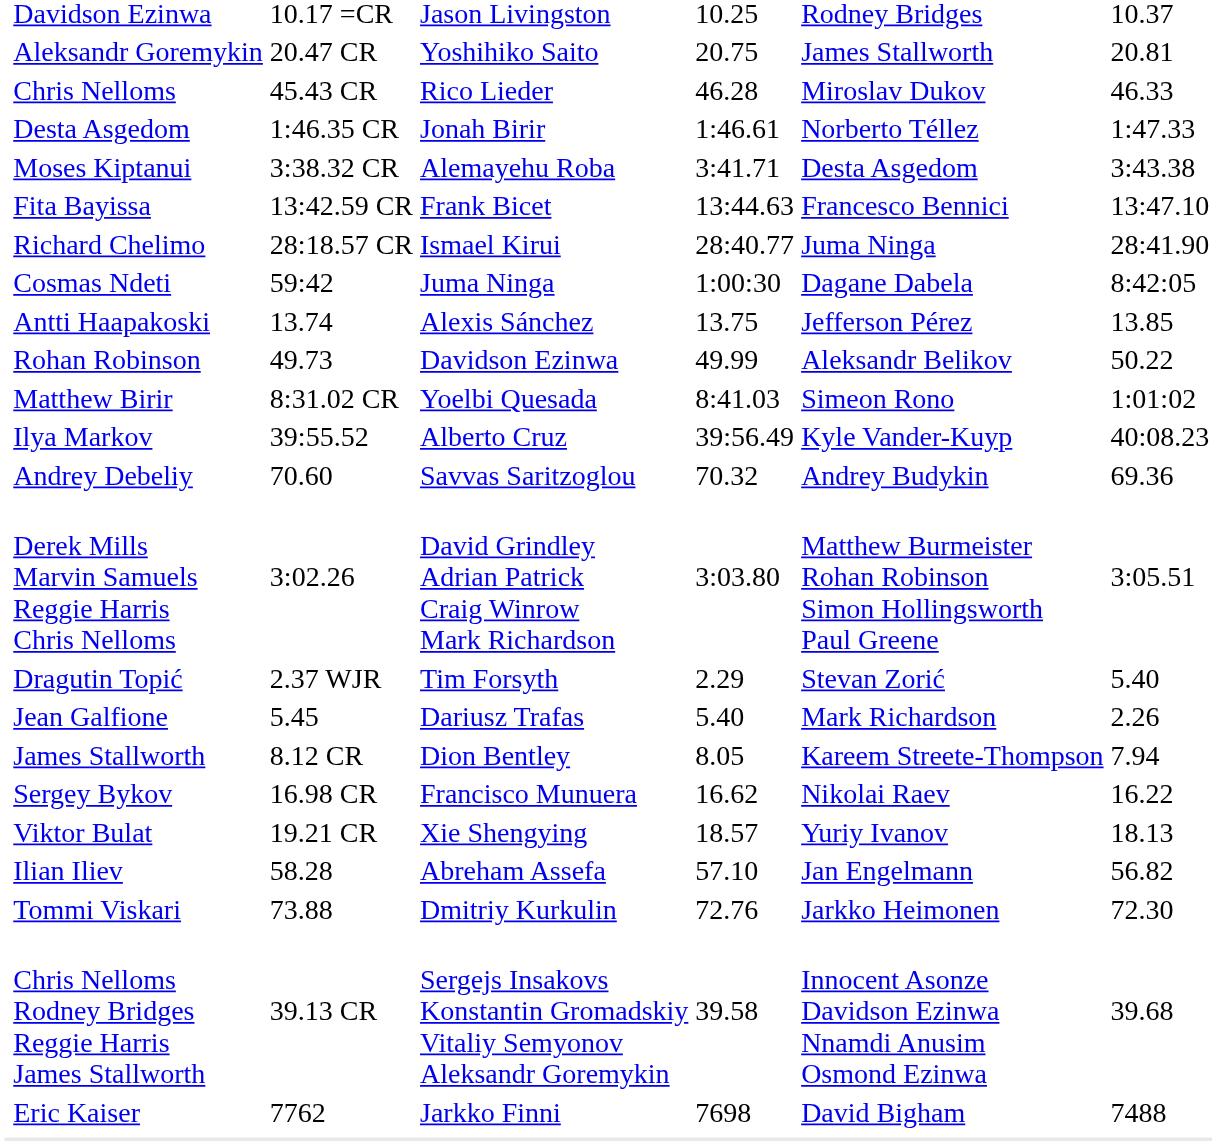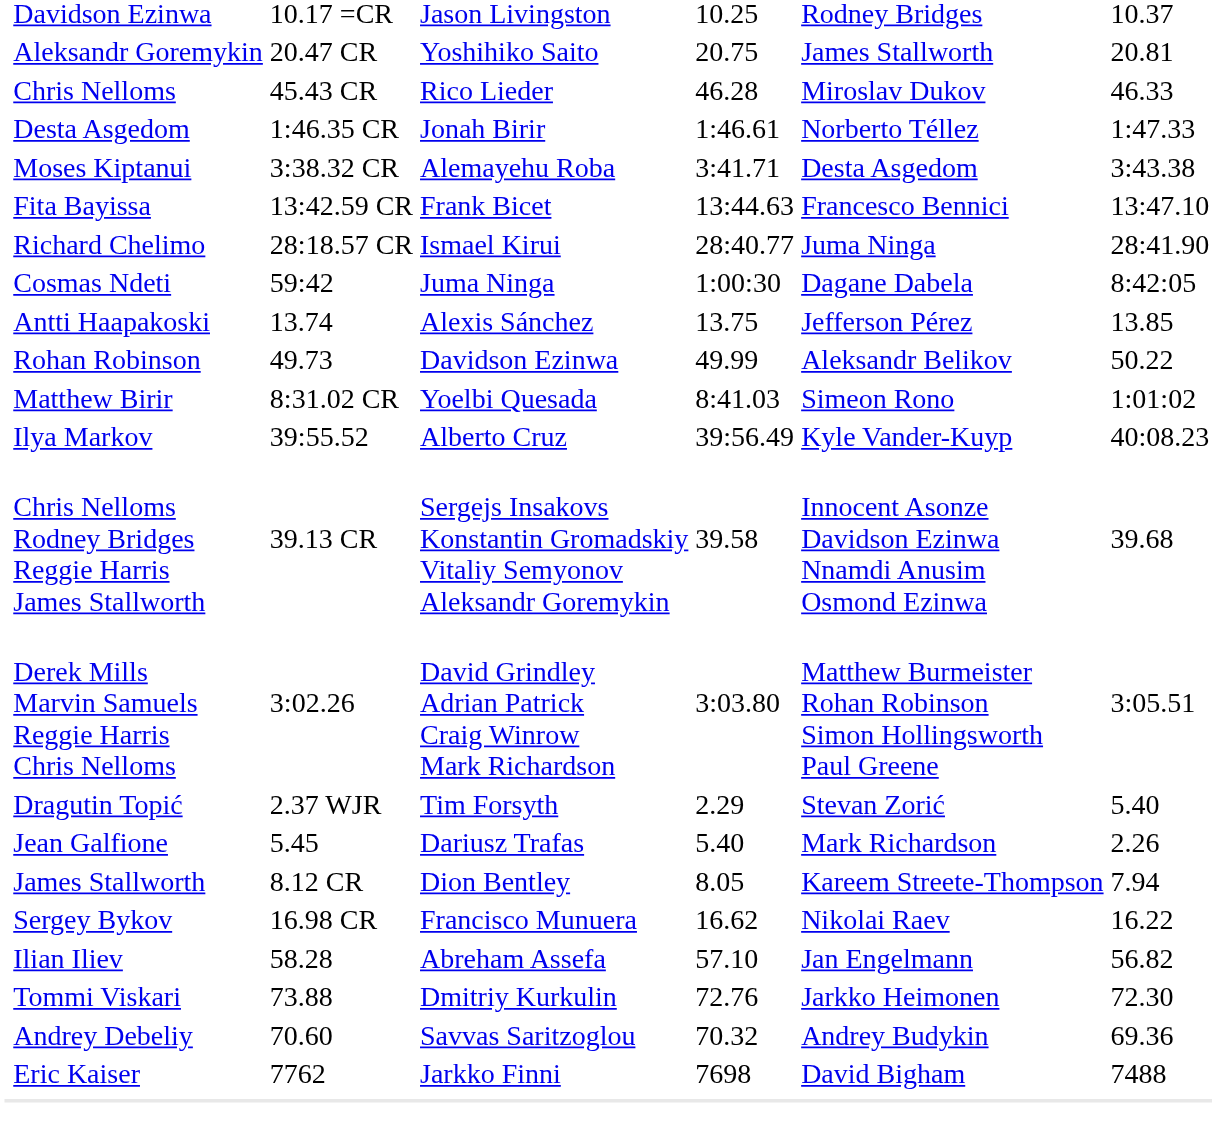rows swapped: (109, 1026) <-> (103, 475)
- row: (83, 832)
